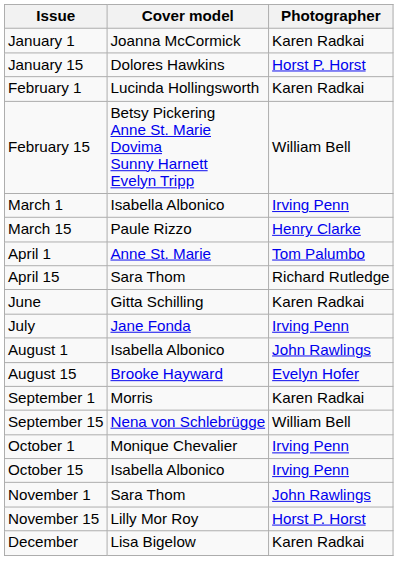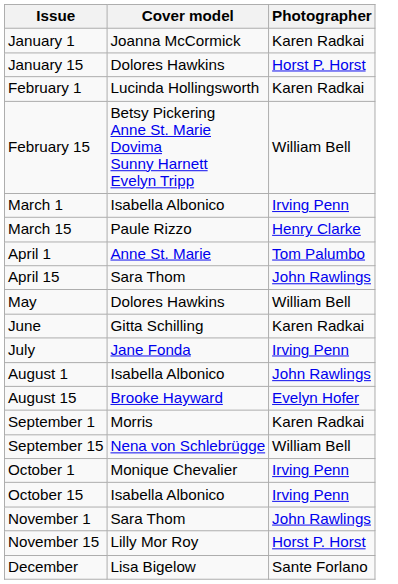(331, 277) Richard Rutledge -> (322, 277) John Rawlings
+ row: (22, 301)
(318, 542) Karen Radkai -> (320, 567) Sante Forlano
